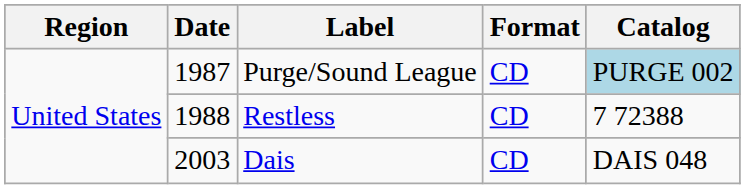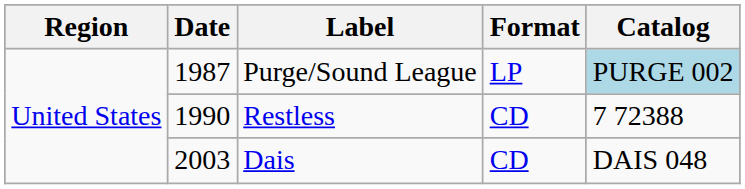(509, 71) CD -> (506, 71) LP
(202, 115) 1988 -> (202, 115) 1990
